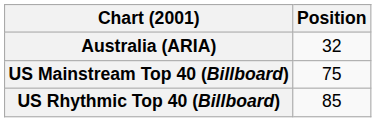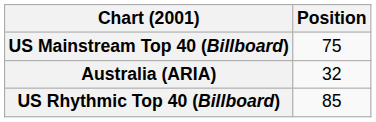rows swapped: (149, 46) <-> (149, 74)
